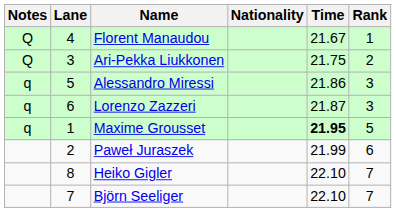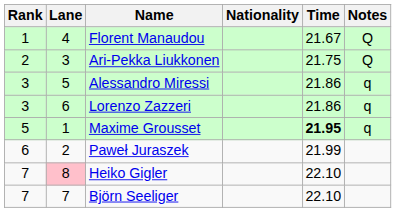columns swapped: (370, 15) <-> (28, 15)
(328, 106) 21.87 -> (323, 106) 21.86
(70, 173) no background -> (66, 173) pink background
